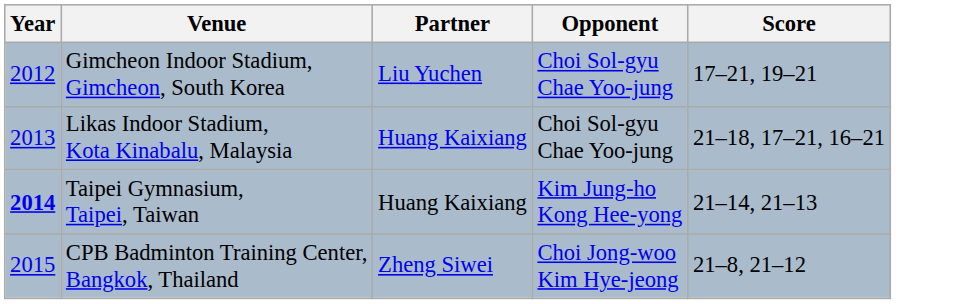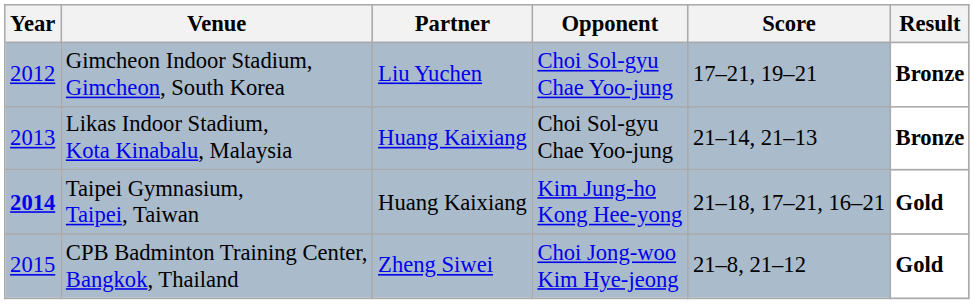+ column: (930, 23)
(789, 138) 21–18, 17–21, 16–21 -> (755, 138) 21–14, 21–13
(755, 202) 21–14, 21–13 -> (789, 202) 21–18, 17–21, 16–21
